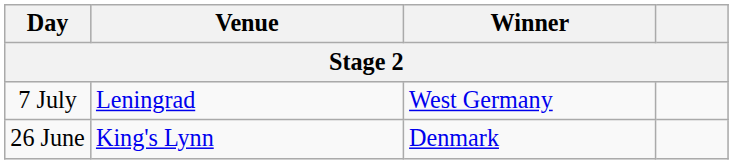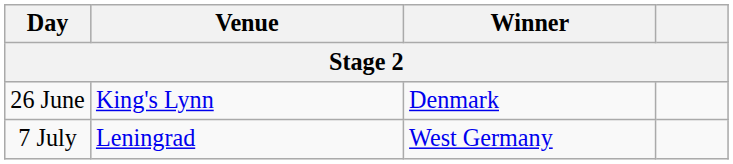rows swapped: (48, 138) <-> (48, 100)
